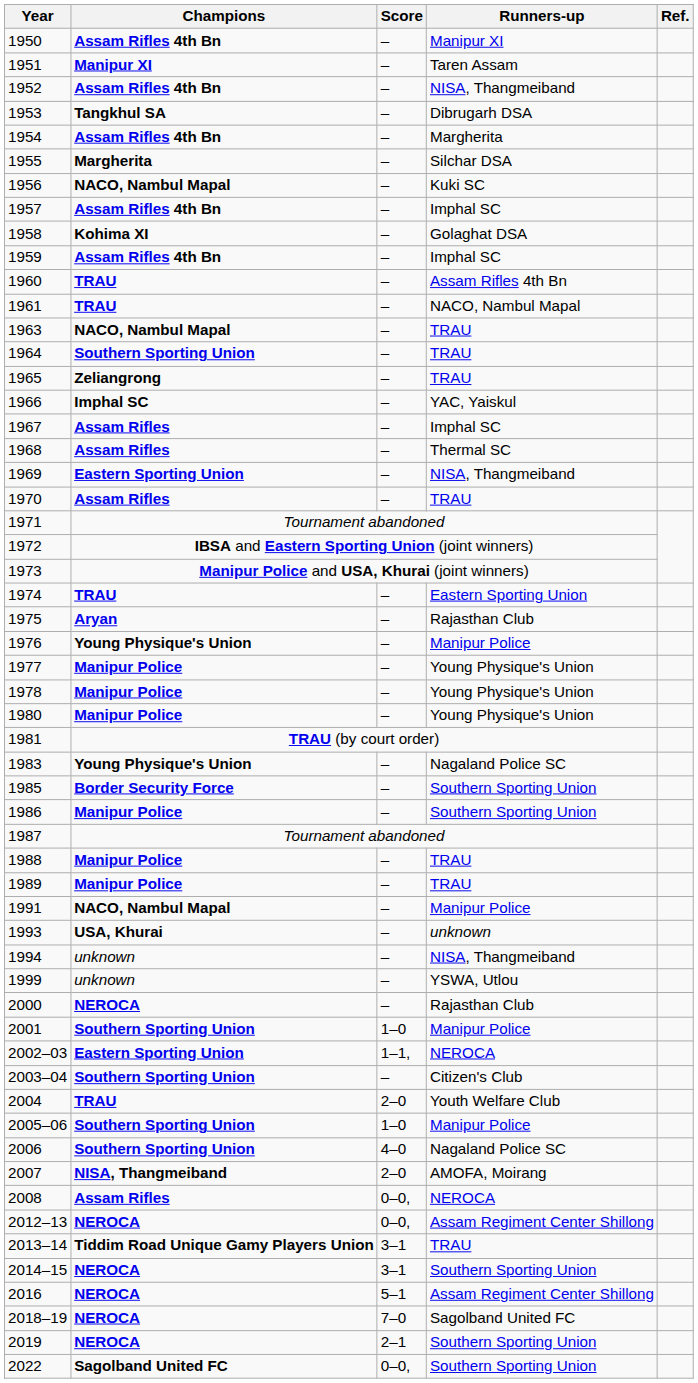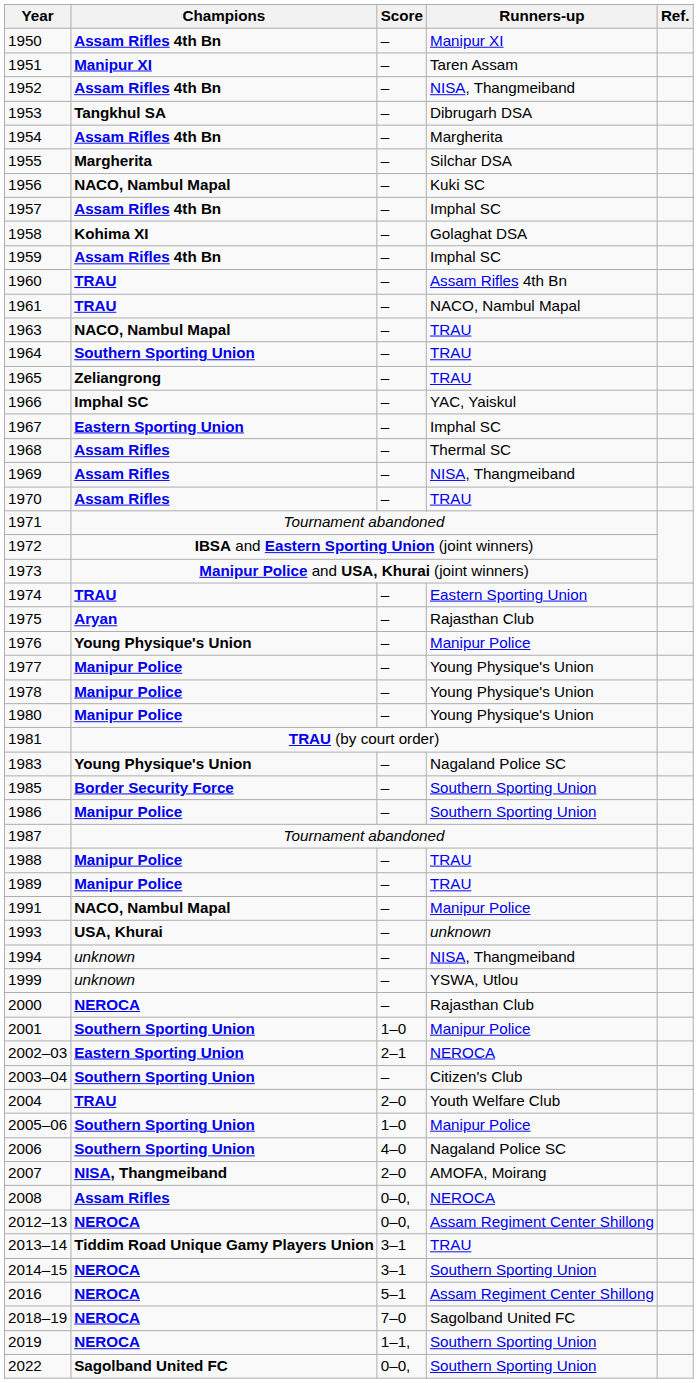(122, 426) Assam Rifles -> (159, 426) Eastern Sporting Union
(159, 474) Eastern Sporting Union -> (122, 474) Assam Rifles
(396, 1053) 1–1, -> (393, 1053) 2–1
(393, 1342) 2–1 -> (396, 1342) 1–1,
